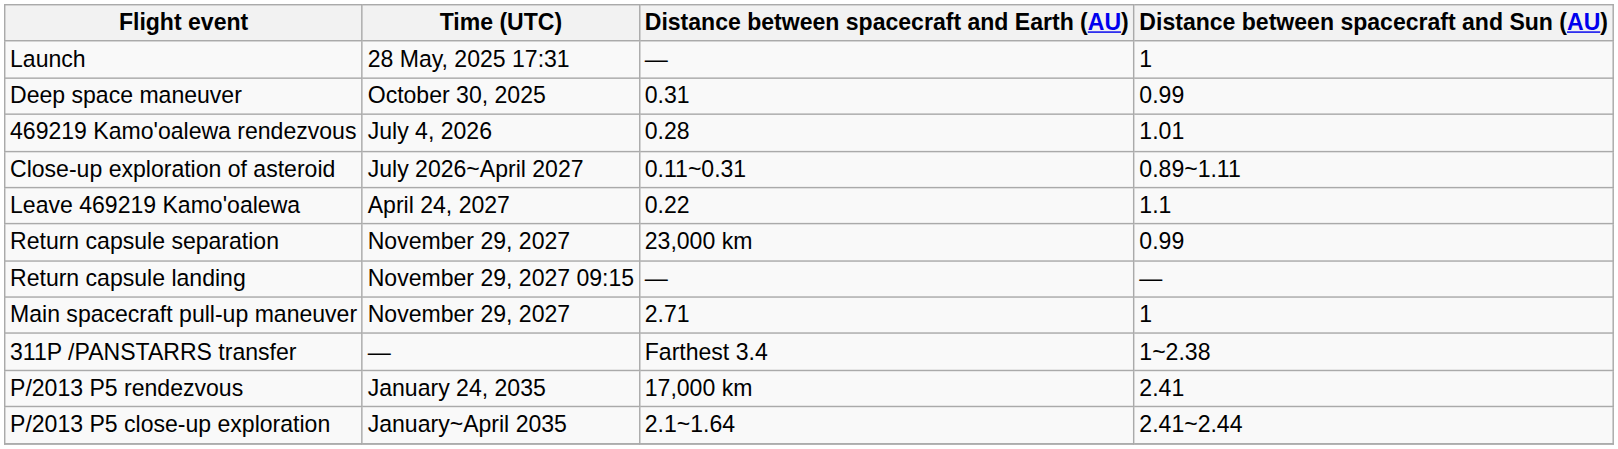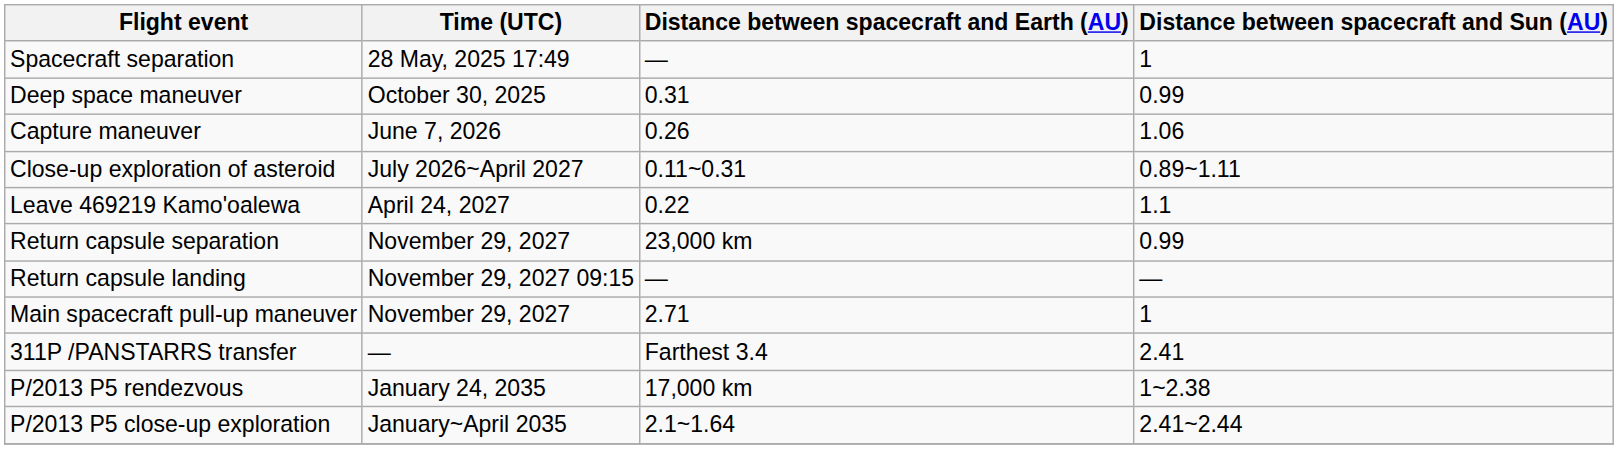- row: (48, 59)
+ row: (122, 59)
+ row: (105, 132)
- row: (183, 132)
(1175, 351) 1~2.38 -> (1162, 351) 2.41
(1162, 388) 2.41 -> (1175, 388) 1~2.38
